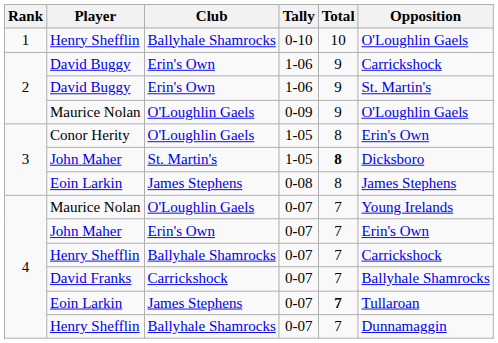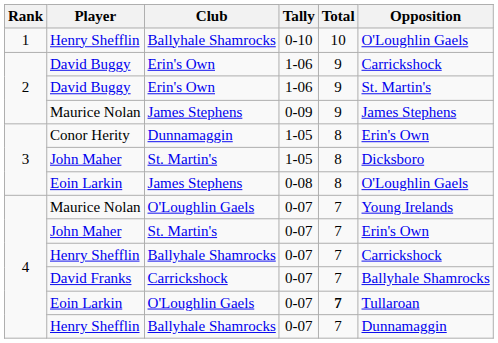(201, 111) O'Loughlin Gaels -> (195, 111) James Stephens
(415, 111) O'Loughlin Gaels -> (409, 111) James Stephens
(201, 135) O'Loughlin Gaels -> (190, 135) Dunnamaggin
(338, 159) bold -> (338, 159) normal
(409, 183) James Stephens -> (415, 183) O'Loughlin Gaels
(181, 231) Erin's Own -> (182, 231) St. Martin's
(195, 302) James Stephens -> (201, 302) O'Loughlin Gaels
